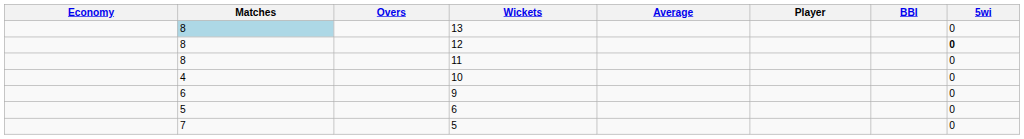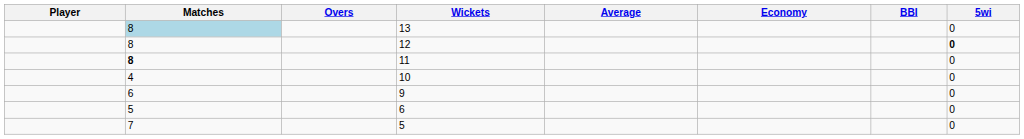columns swapped: (810, 12) <-> (91, 12)
(183, 61) normal -> (131, 61) bold
